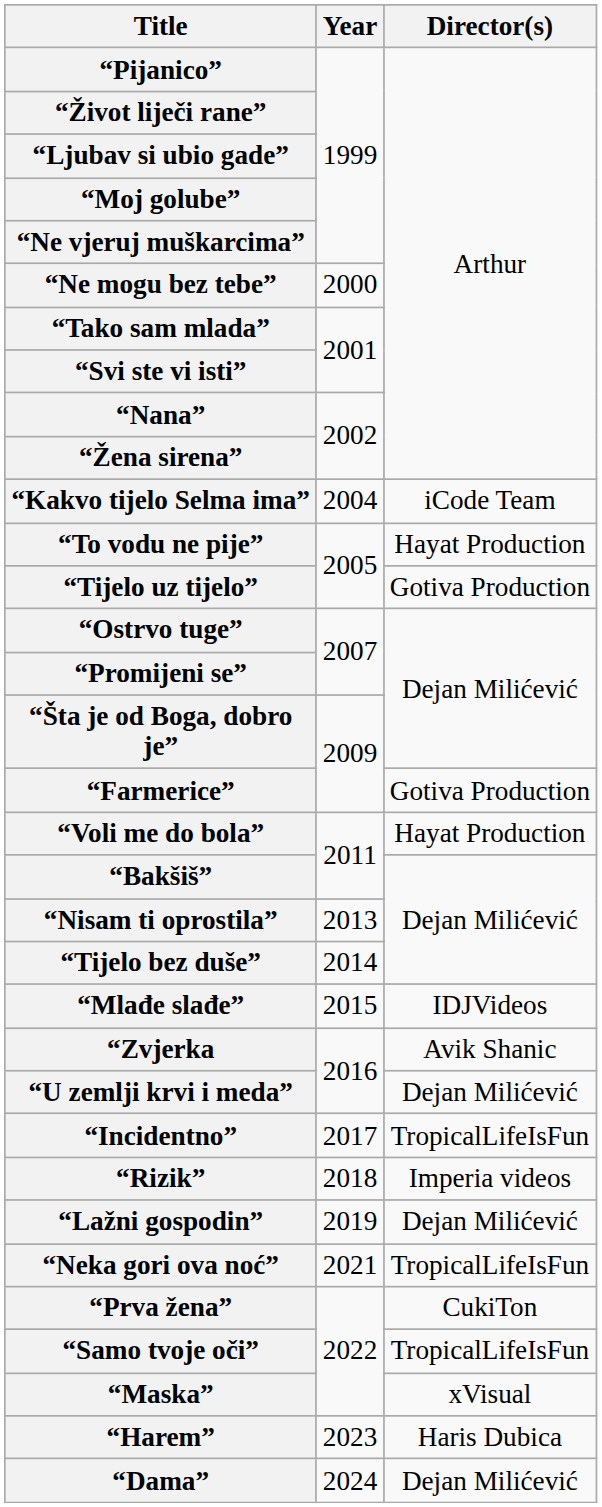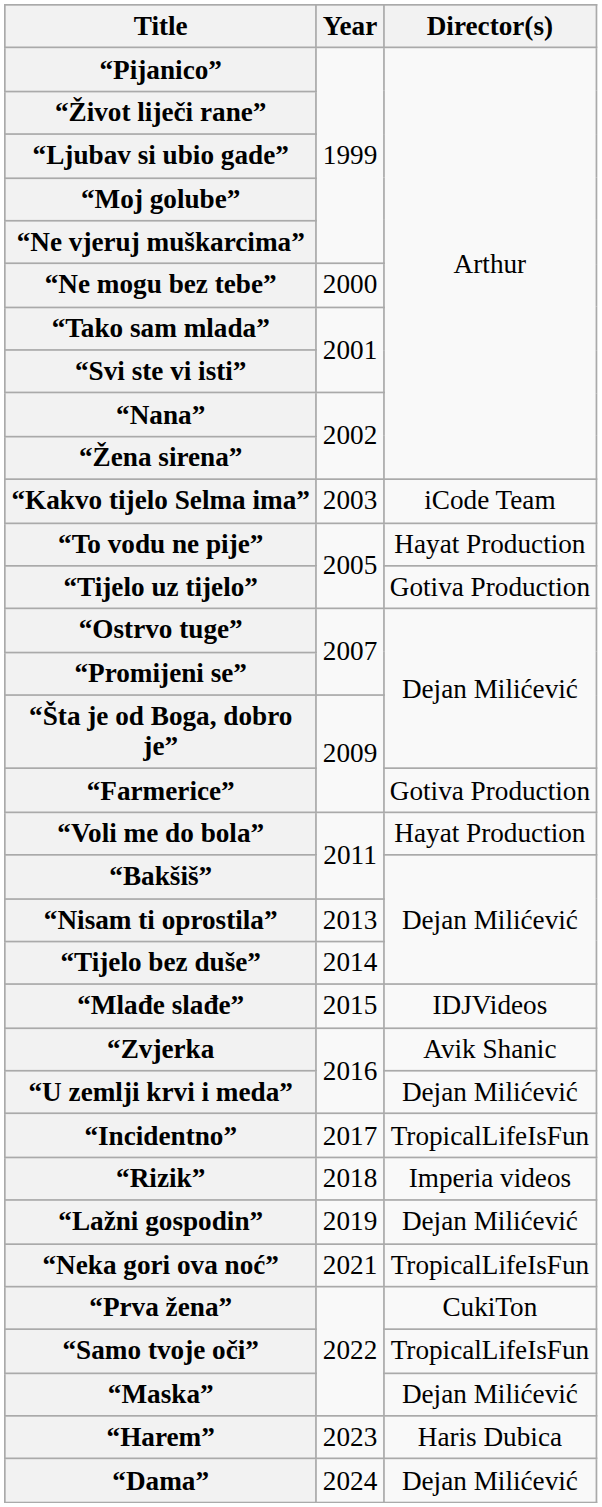(350, 500) 2004 -> (350, 500) 2003
(490, 1393) xVisual -> (490, 1393) Dejan Milićević
